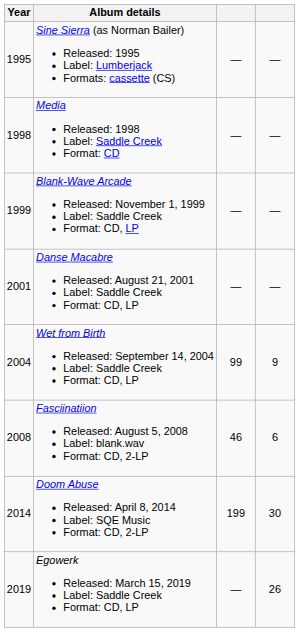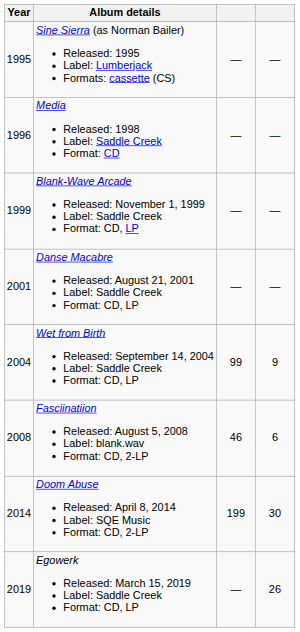(19, 135) 1998 -> (19, 135) 1996
